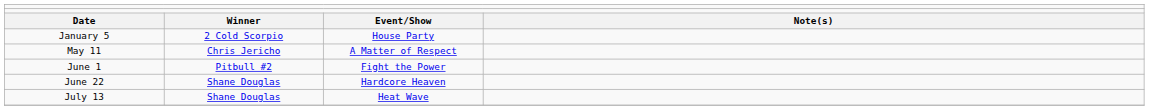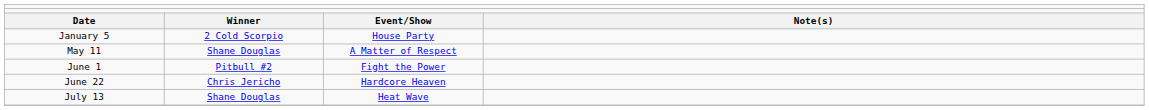(244, 51) Chris Jericho -> (244, 51) Shane Douglas
(244, 82) Shane Douglas -> (244, 82) Chris Jericho
